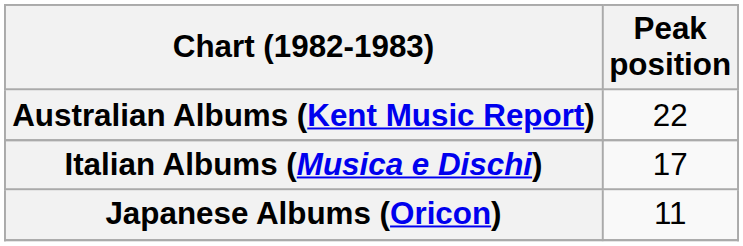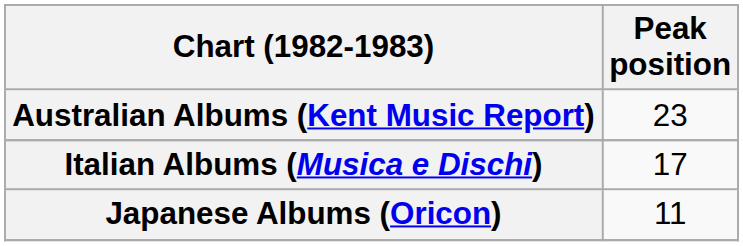(670, 114) 22 -> (670, 114) 23
